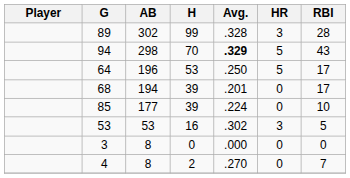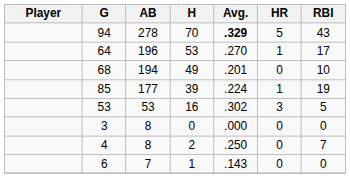- row: (104, 32)
(148, 51) 298 -> (148, 32) 278
(236, 70) .250 -> (236, 51) .270
(279, 70) 5 -> (279, 51) 1
(192, 88) 39 -> (192, 70) 49
(323, 88) 17 -> (323, 70) 10
(279, 107) 0 -> (279, 88) 1
(323, 107) 10 -> (323, 88) 19
(236, 164) .270 -> (236, 145) .250
+ row: (104, 164)
